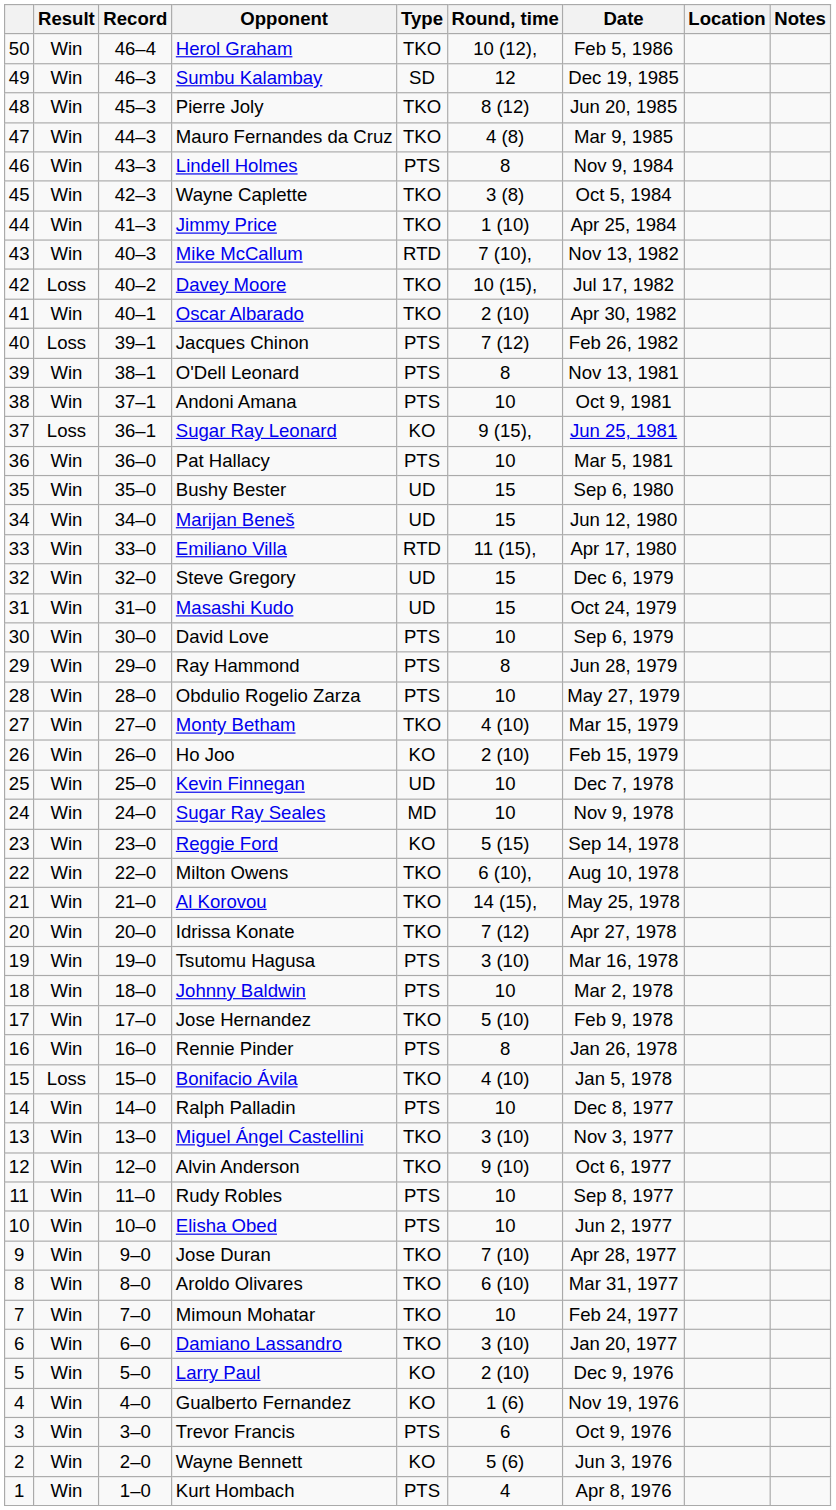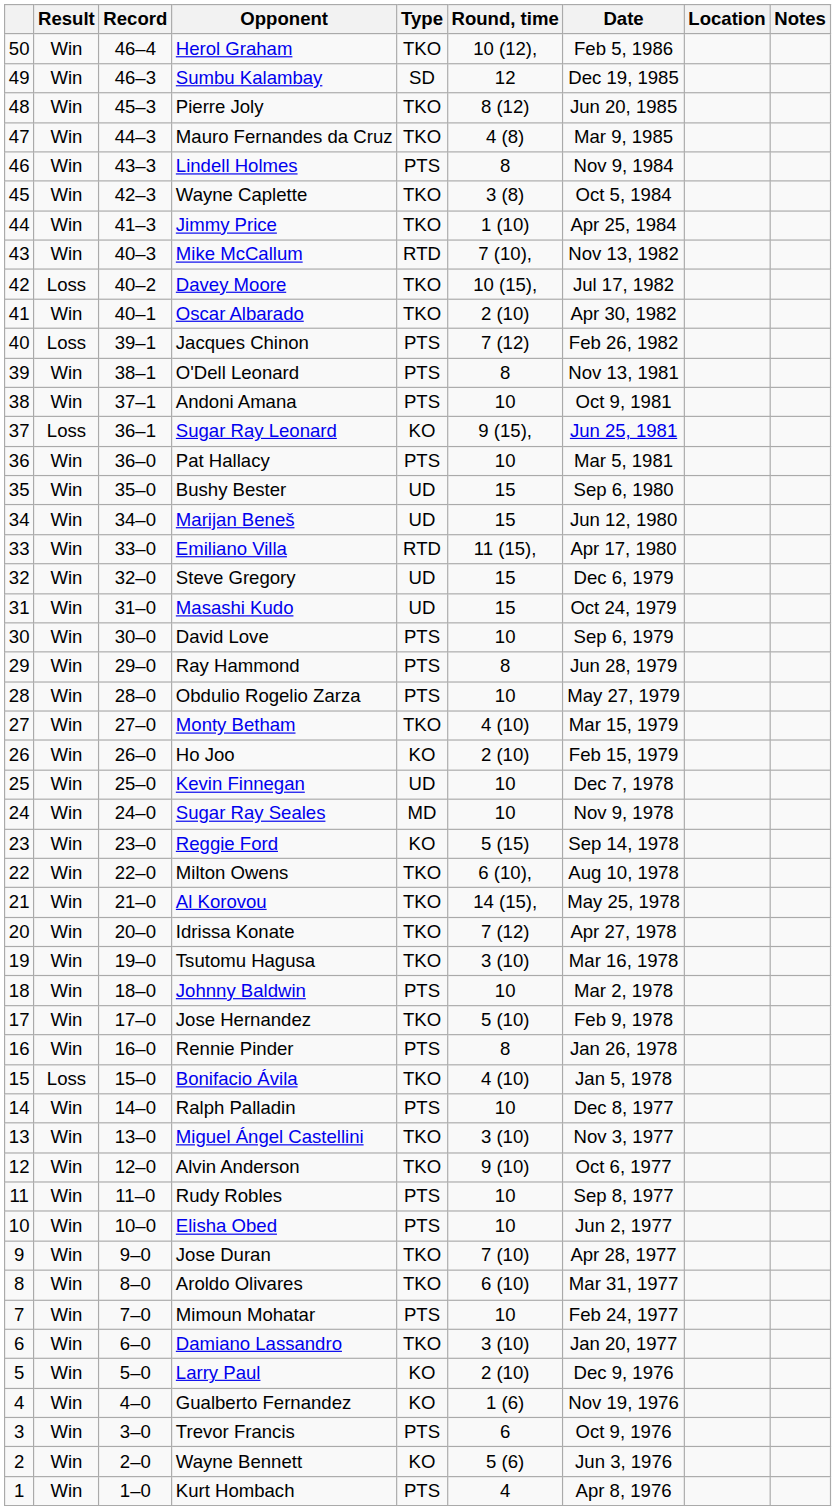(422, 961) PTS -> (422, 961) TKO
(422, 1314) TKO -> (422, 1314) PTS
